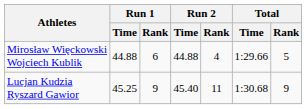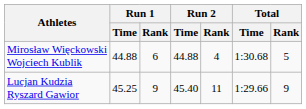(251, 57) 1:29.66 -> (251, 57) 1:30.68
(251, 88) 1:30.68 -> (251, 88) 1:29.66
